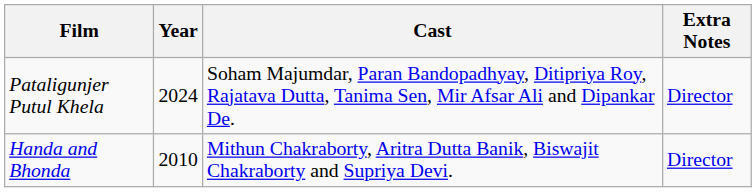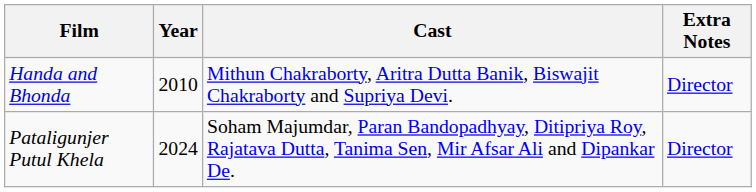rows swapped: (53, 160) <-> (59, 95)
